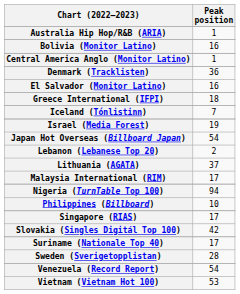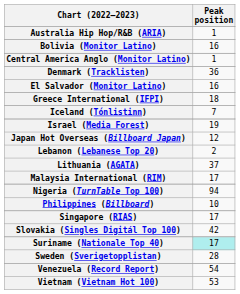(214, 138) 54 -> (214, 138) 12
(214, 243) no background -> (214, 243) paleturquoise background
